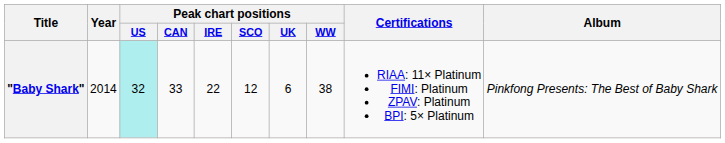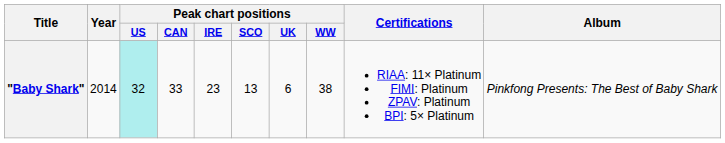(213, 89) 22 -> (213, 89) 23
(251, 89) 12 -> (251, 89) 13
